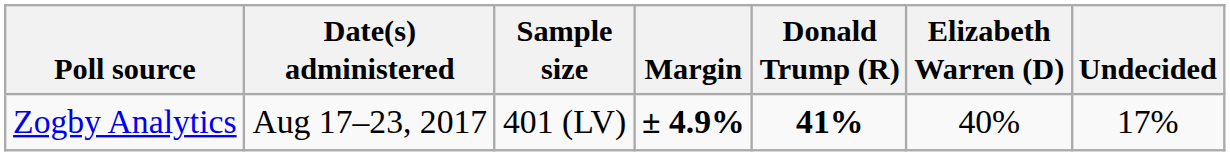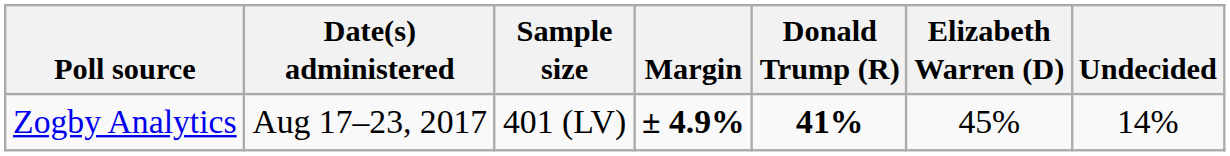(989, 121) 40% -> (989, 121) 45%
(1148, 121) 17% -> (1148, 121) 14%
